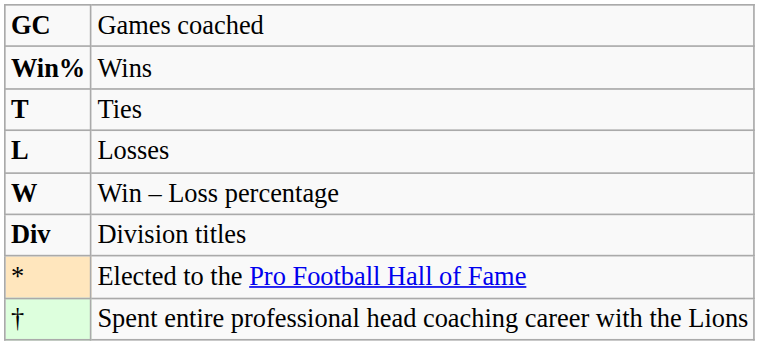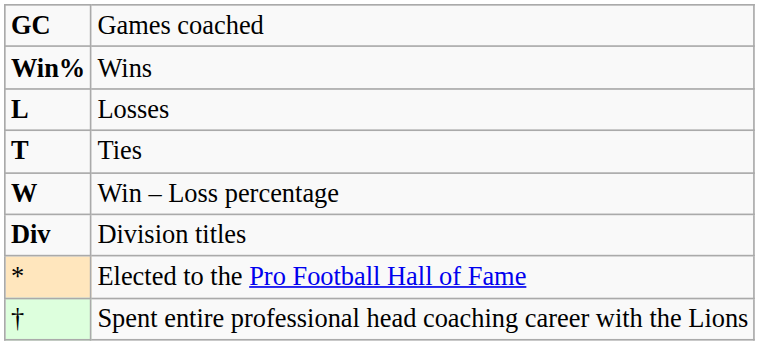rows swapped: (133, 151) <-> (120, 109)
